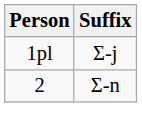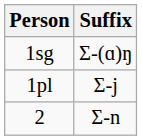+ row: (40, 53)
